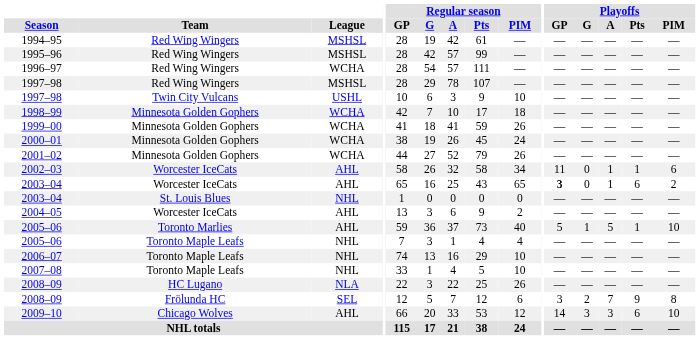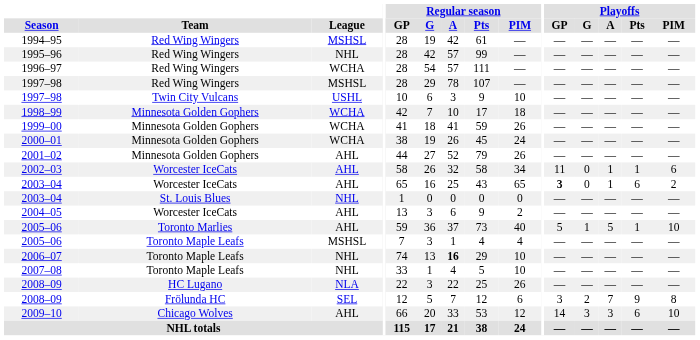(347, 54) MSHSL -> (347, 54) NHL
(347, 155) WCHA -> (347, 155) AHL
(347, 241) NHL -> (347, 241) MSHSL
(453, 256) normal -> (453, 256) bold
